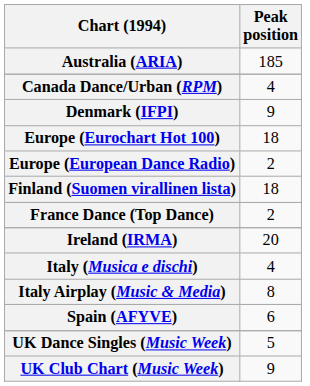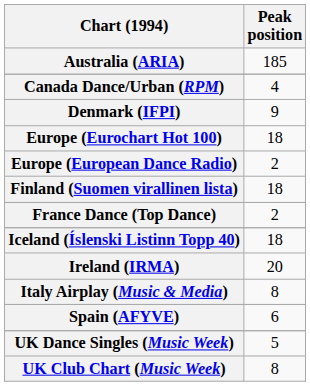+ row: (124, 240)
- row: (122, 266)
(271, 368) 9 -> (275, 368) 8
